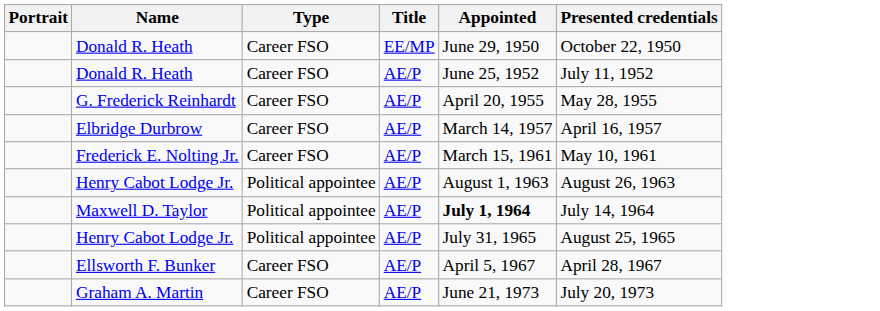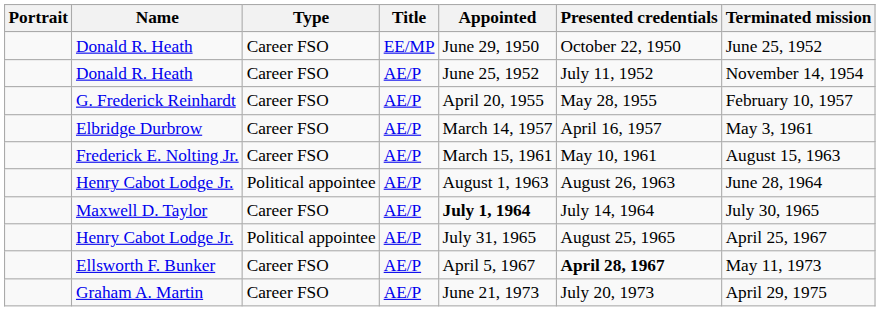+ column: (799, 18)
(311, 210) Political appointee -> (288, 210) Career FSO
(611, 264) normal -> (613, 264) bold
